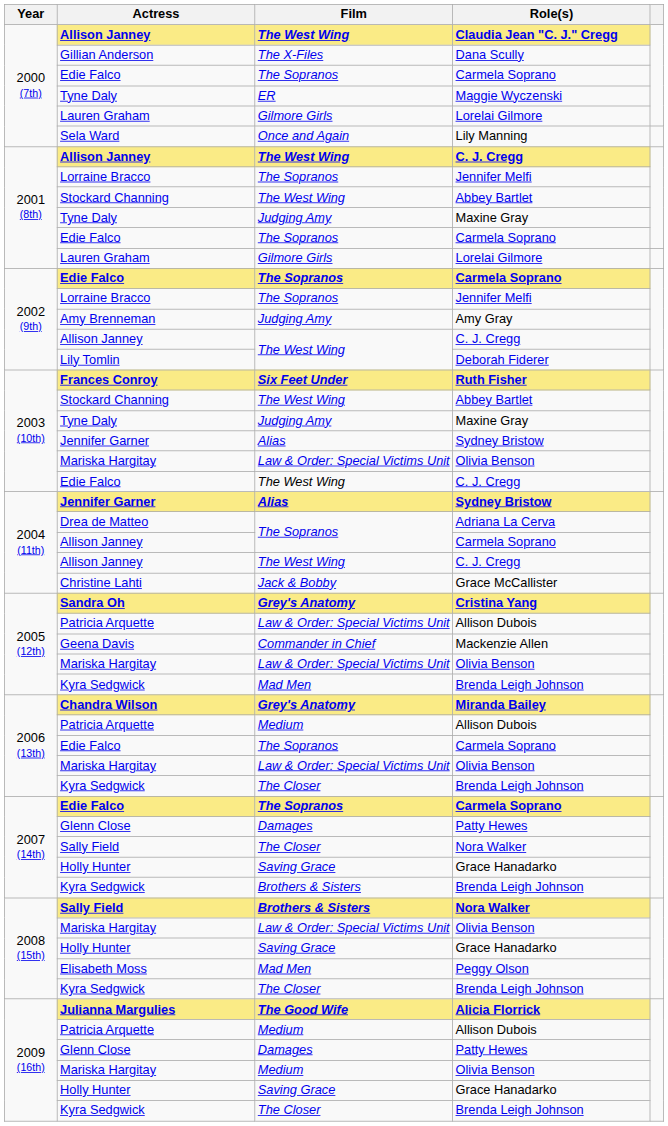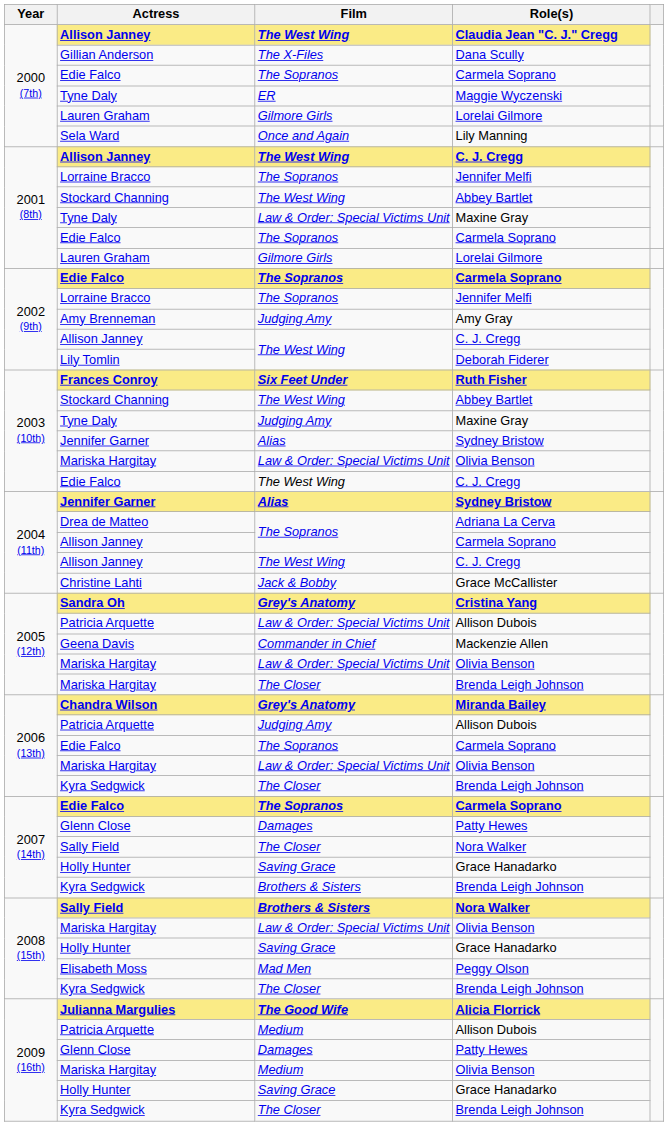(295, 217) Judging Amy -> (354, 217) Law & Order: Special Victims Unit
(102, 684) Kyra Sedgwick -> (108, 684) Mariska Hargitay
(284, 684) Mad Men -> (289, 684) The Closer
(281, 725) Medium -> (295, 725) Judging Amy
